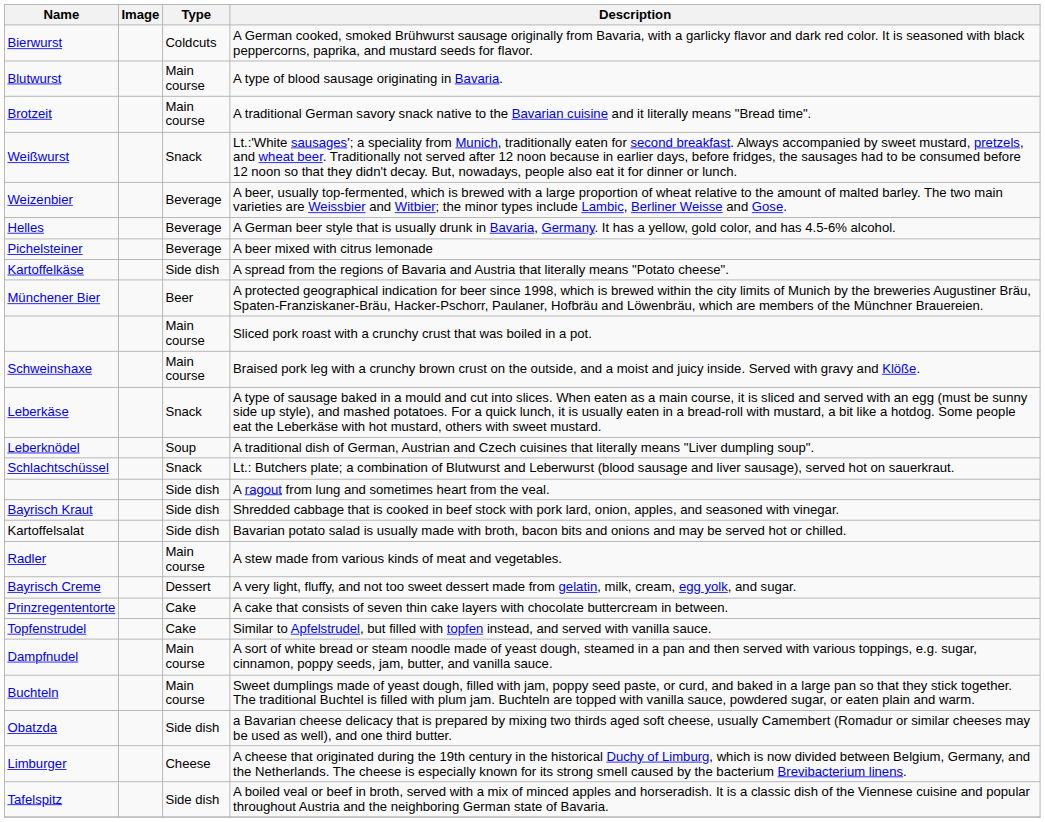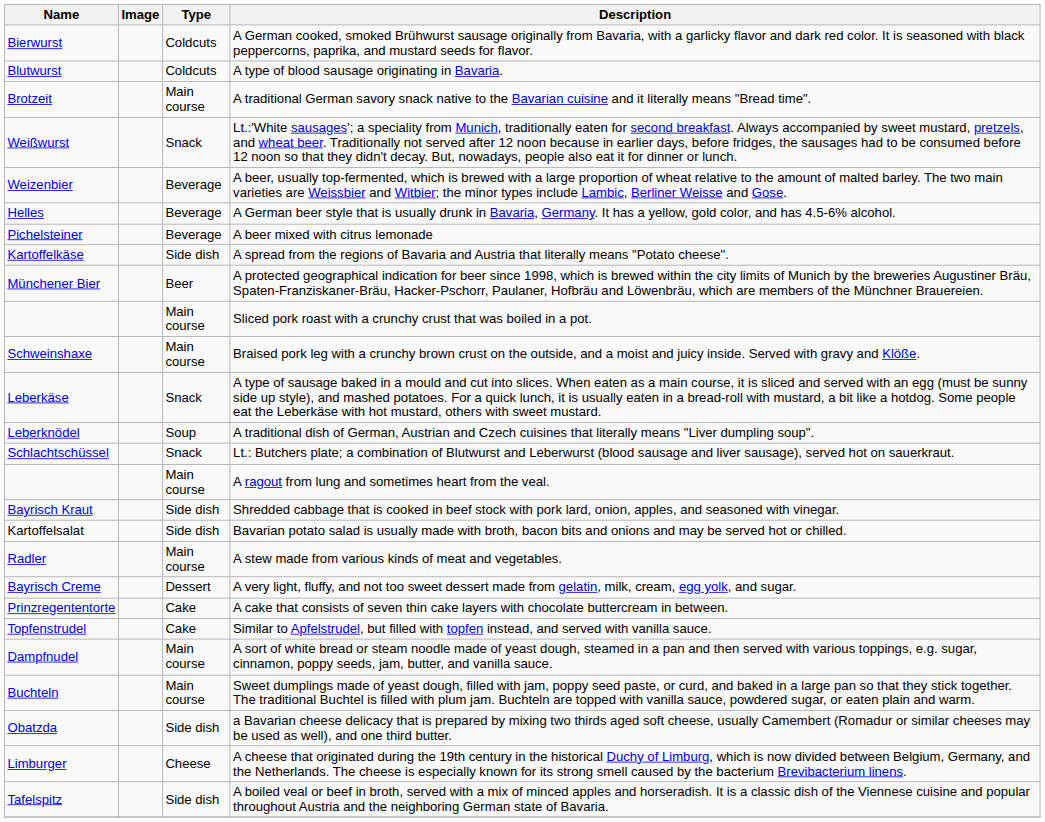(185, 78) Main course -> (191, 71) Coldcuts
(192, 489) Side dish -> (185, 481) Main course
